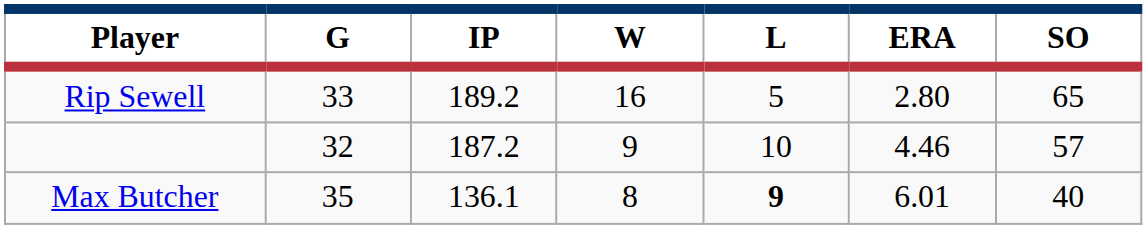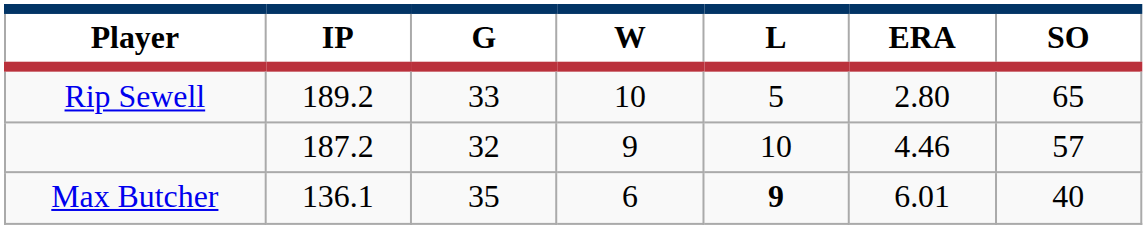columns swapped: (338, 37) <-> (484, 37)
(630, 96) 16 -> (630, 96) 10
(630, 197) 8 -> (630, 197) 6
